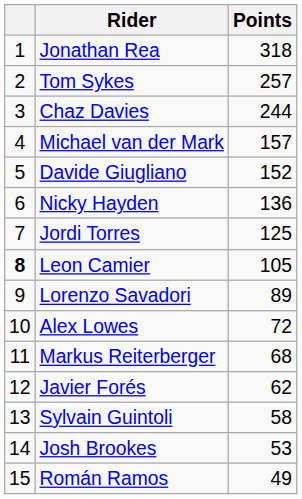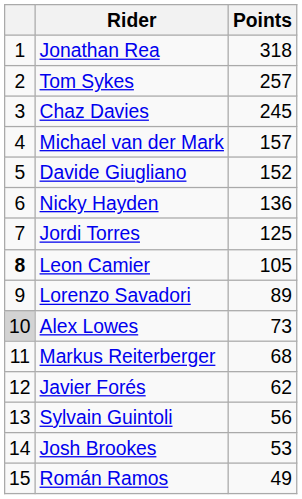(276, 112) 244 -> (276, 112) 245
(20, 326) no background -> (20, 326) lightgrey background
(281, 326) 72 -> (281, 326) 73
(281, 417) 58 -> (281, 417) 56
